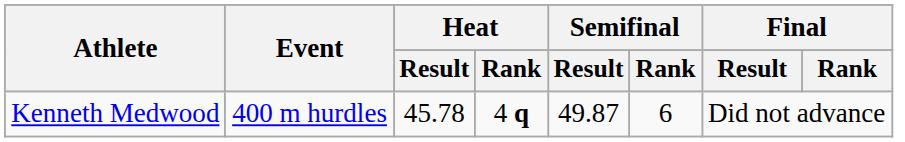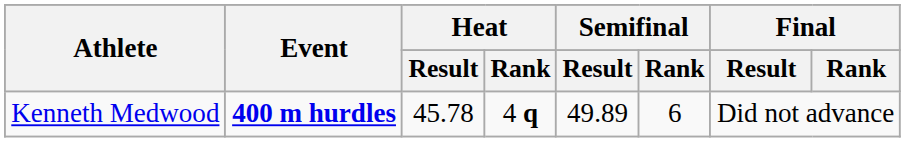(310, 114) normal -> (314, 114) bold
(588, 114) 49.87 -> (598, 114) 49.89
